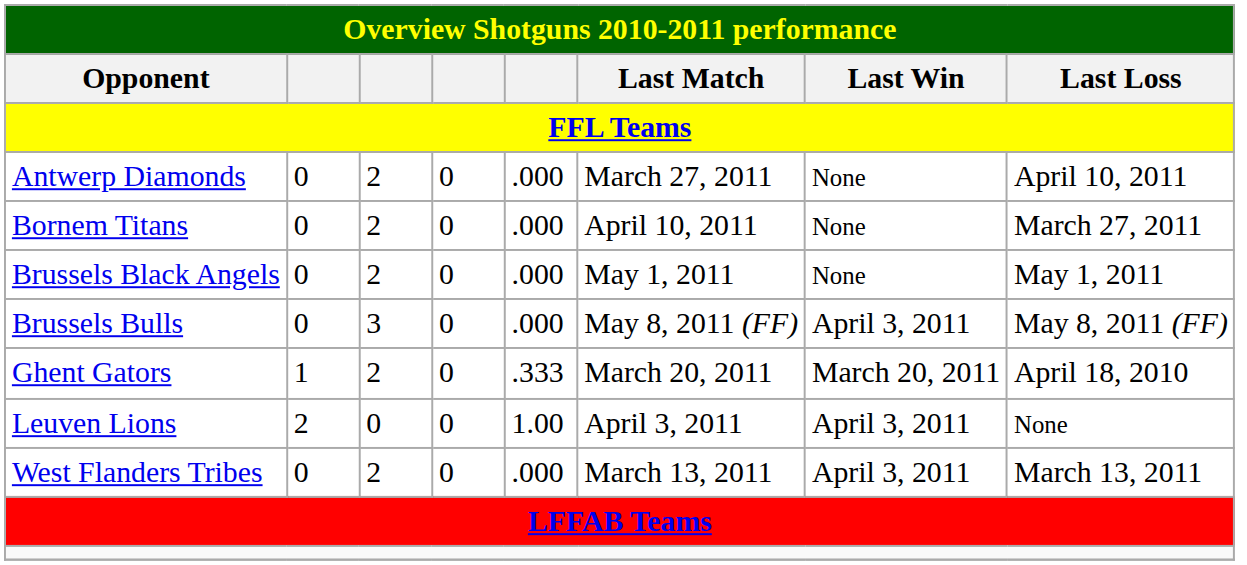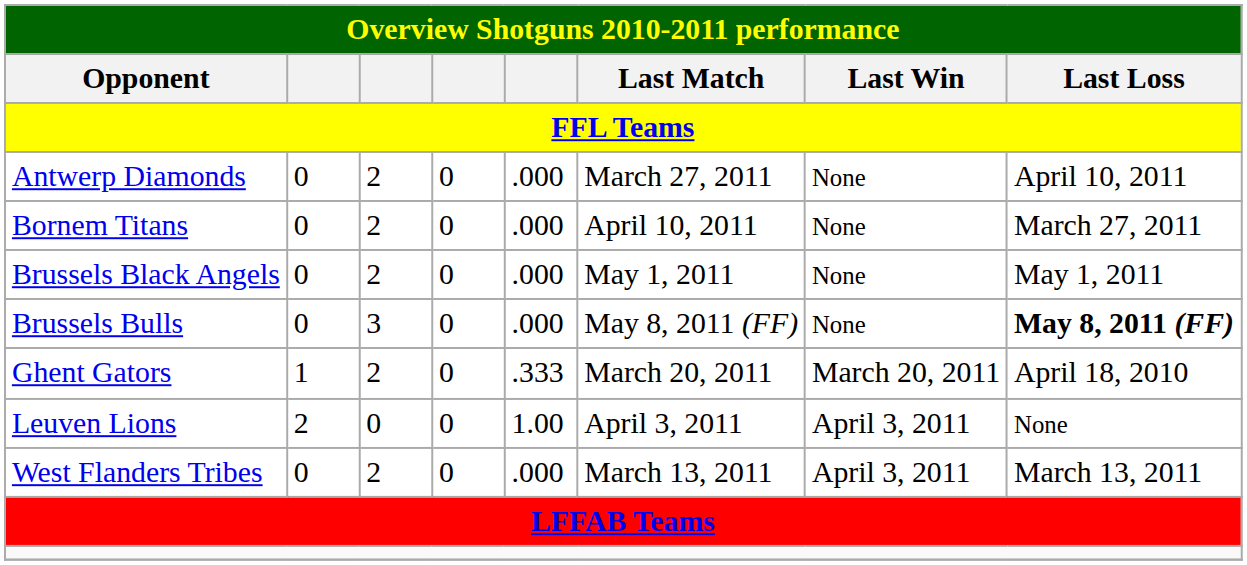(891, 323) April 3, 2011 -> (839, 326) None
(1121, 323) normal -> (1124, 323) bold
